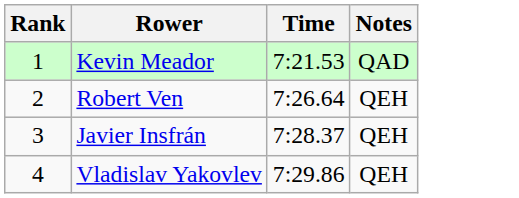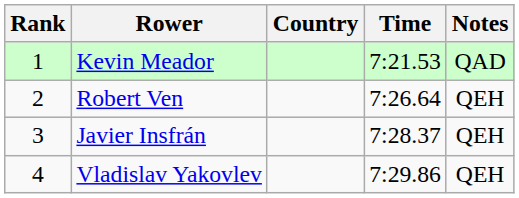+ column: (316, 23)
